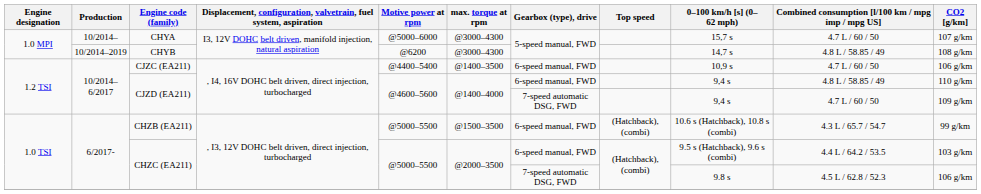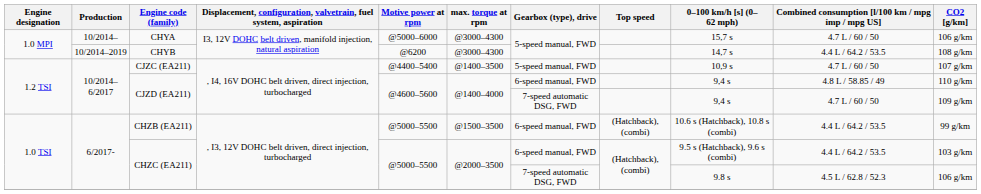(955, 36) 107 g/km -> (955, 36) 106 g/km
(853, 51) 4.8 L / 58.85 / 49 -> (853, 51) 4.4 L / 64.2 / 53.5
(555, 66) 6-speed manual, FWD -> (555, 66) 5-speed manual, FWD
(955, 66) 106 g/km -> (955, 66) 107 g/km
(853, 126) 4.3 L / 65.7 / 54.7 -> (853, 126) 4.4 L / 64.2 / 53.5
